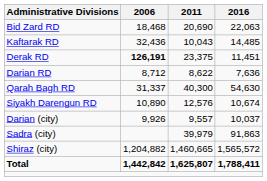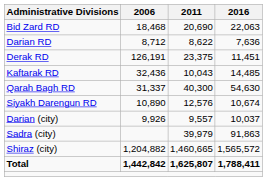rows swapped: (29, 73) <-> (33, 42)
(148, 57) bold -> (148, 57) normal
